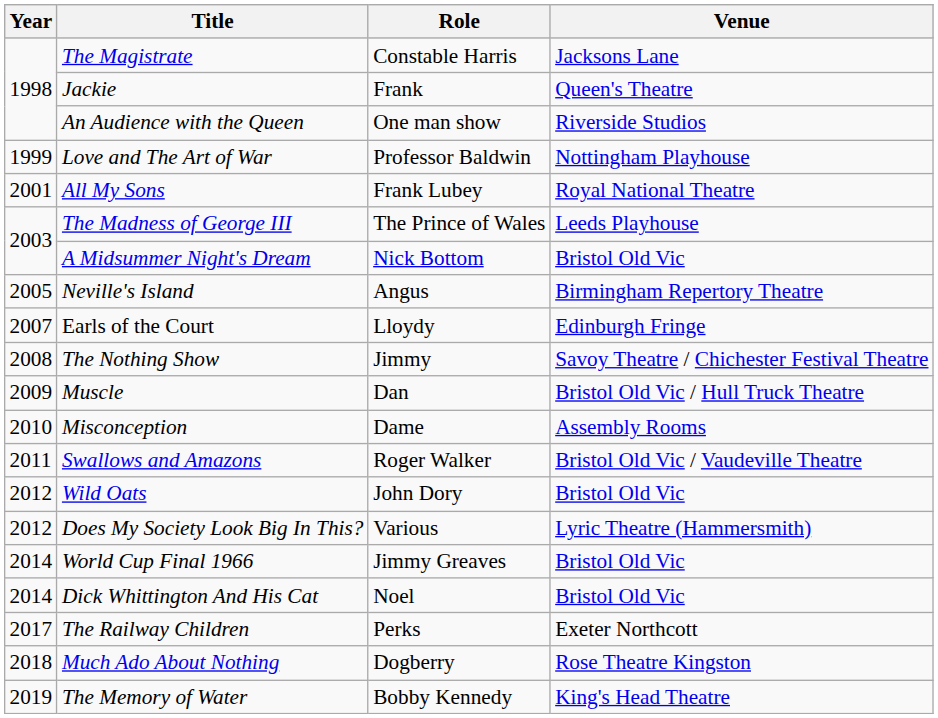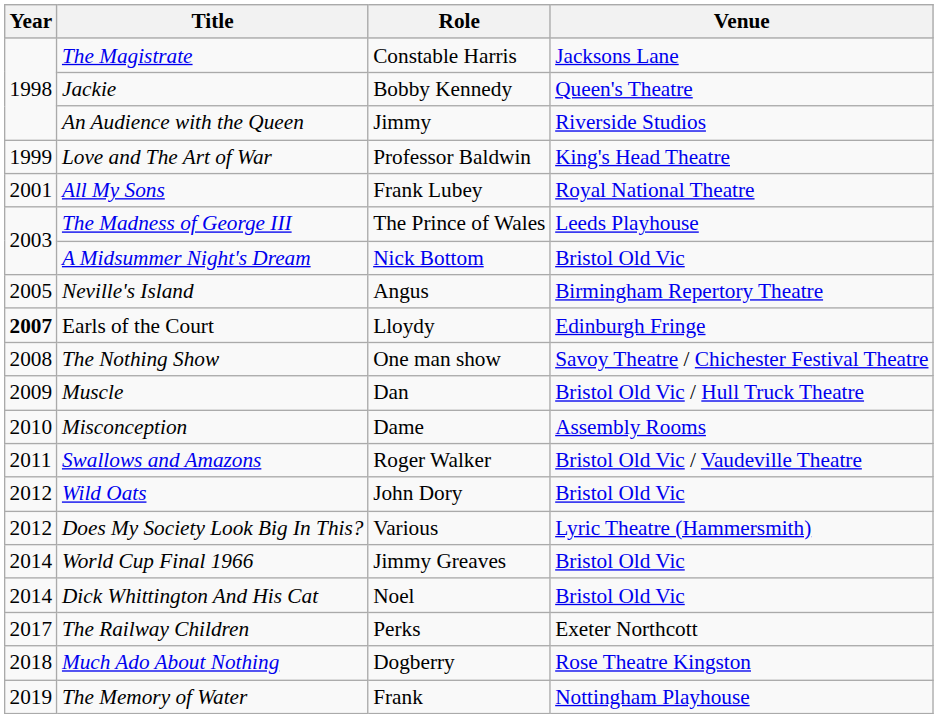(398, 88) Frank -> (443, 88) Bobby Kennedy
(437, 122) One man show -> (402, 122) Jimmy
(652, 156) Nottingham Playhouse -> (643, 156) King's Head Theatre
(31, 325) normal -> (31, 325) bold
(402, 358) Jimmy -> (437, 358) One man show
(443, 696) Bobby Kennedy -> (398, 696) Frank
(643, 696) King's Head Theatre -> (652, 696) Nottingham Playhouse
